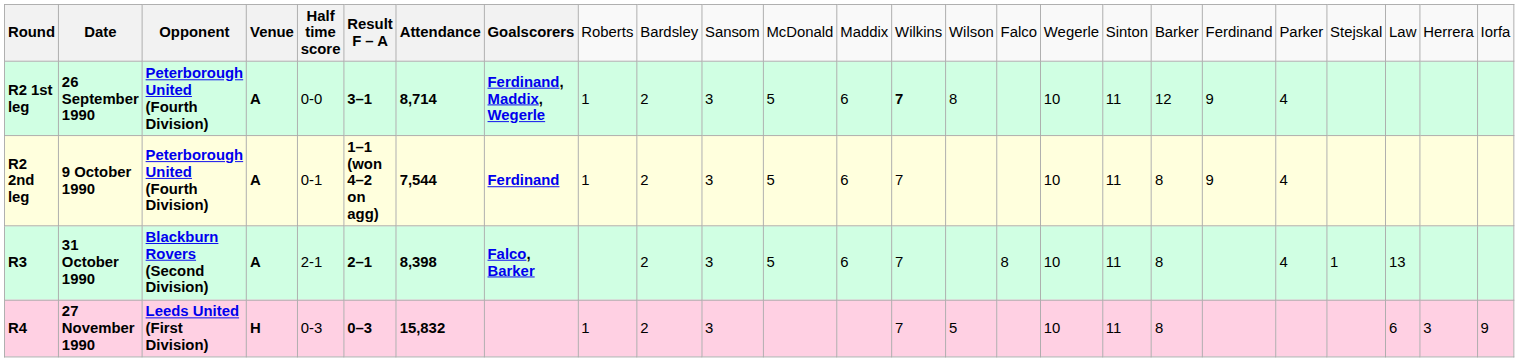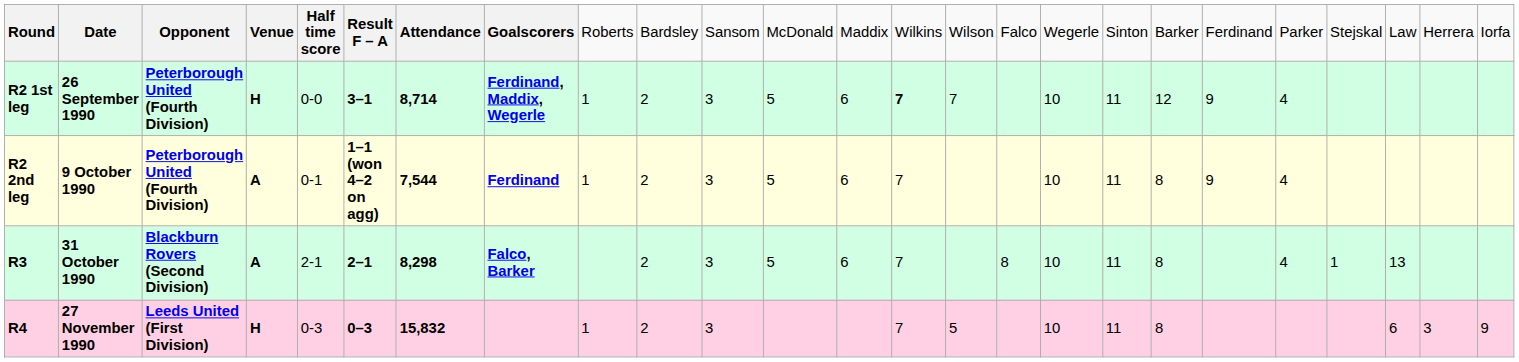(255, 98) A -> (255, 98) H
(953, 98) 8 -> (953, 98) 7
(418, 262) 8,398 -> (418, 262) 8,298
